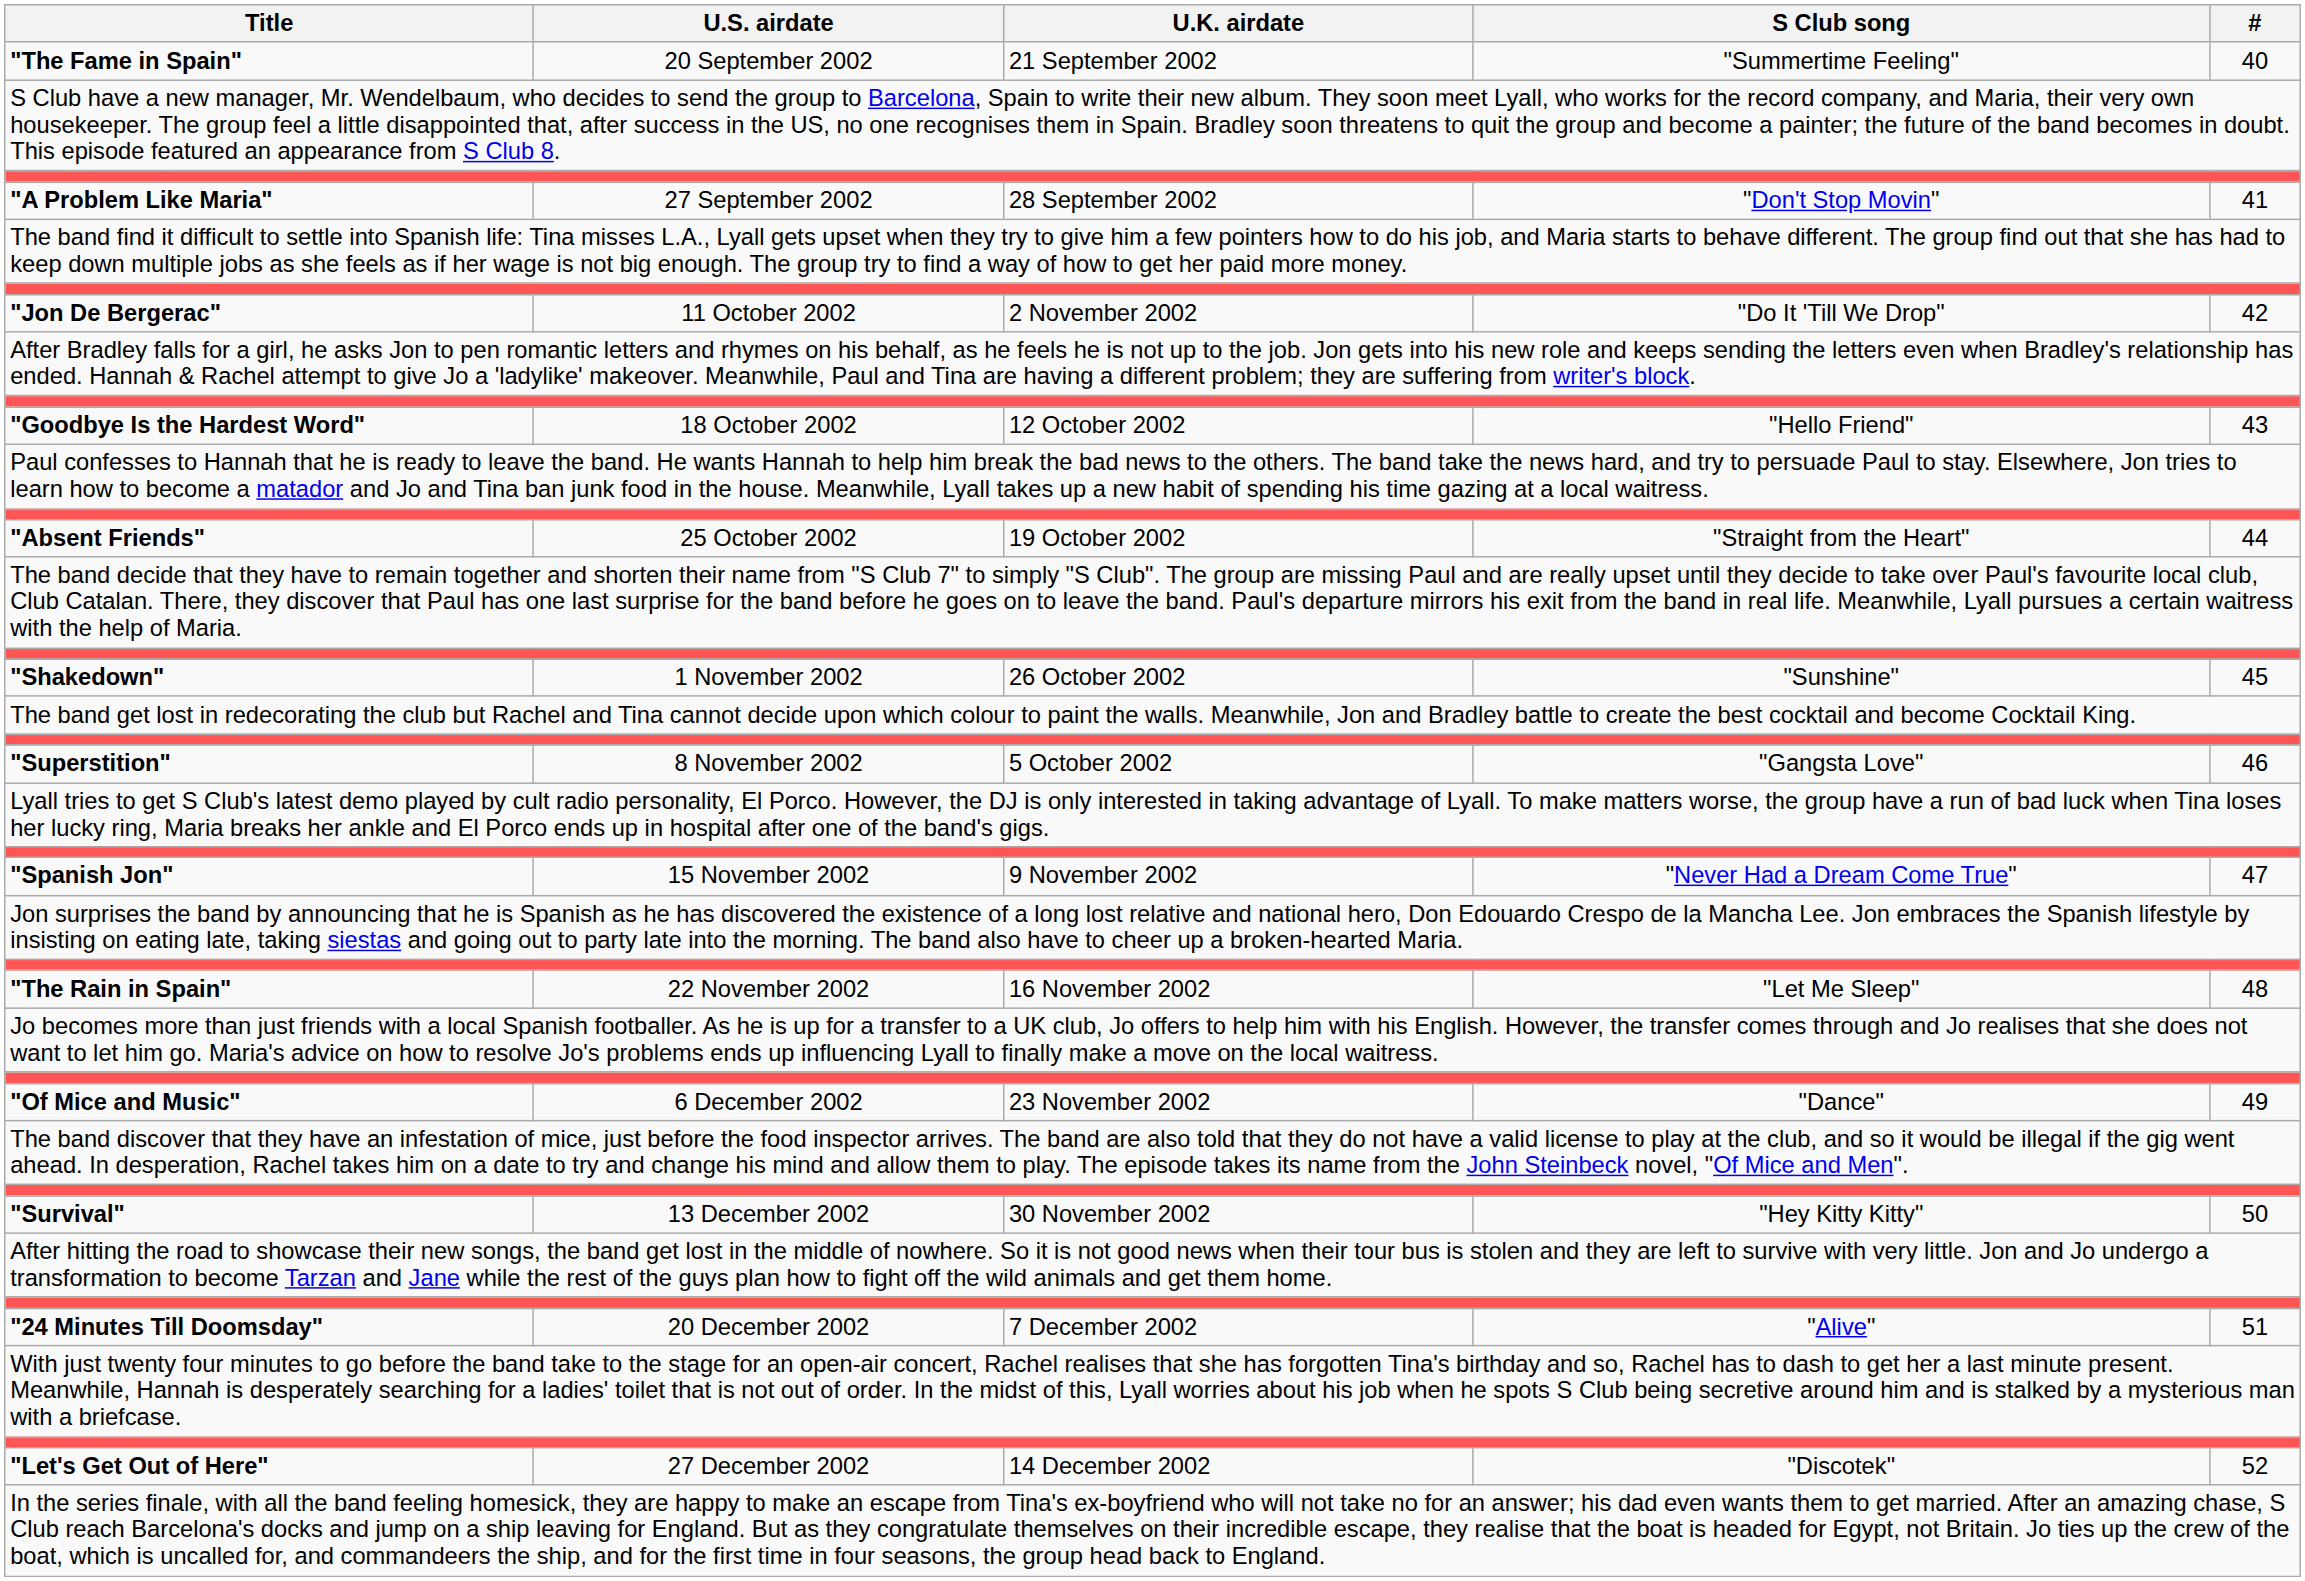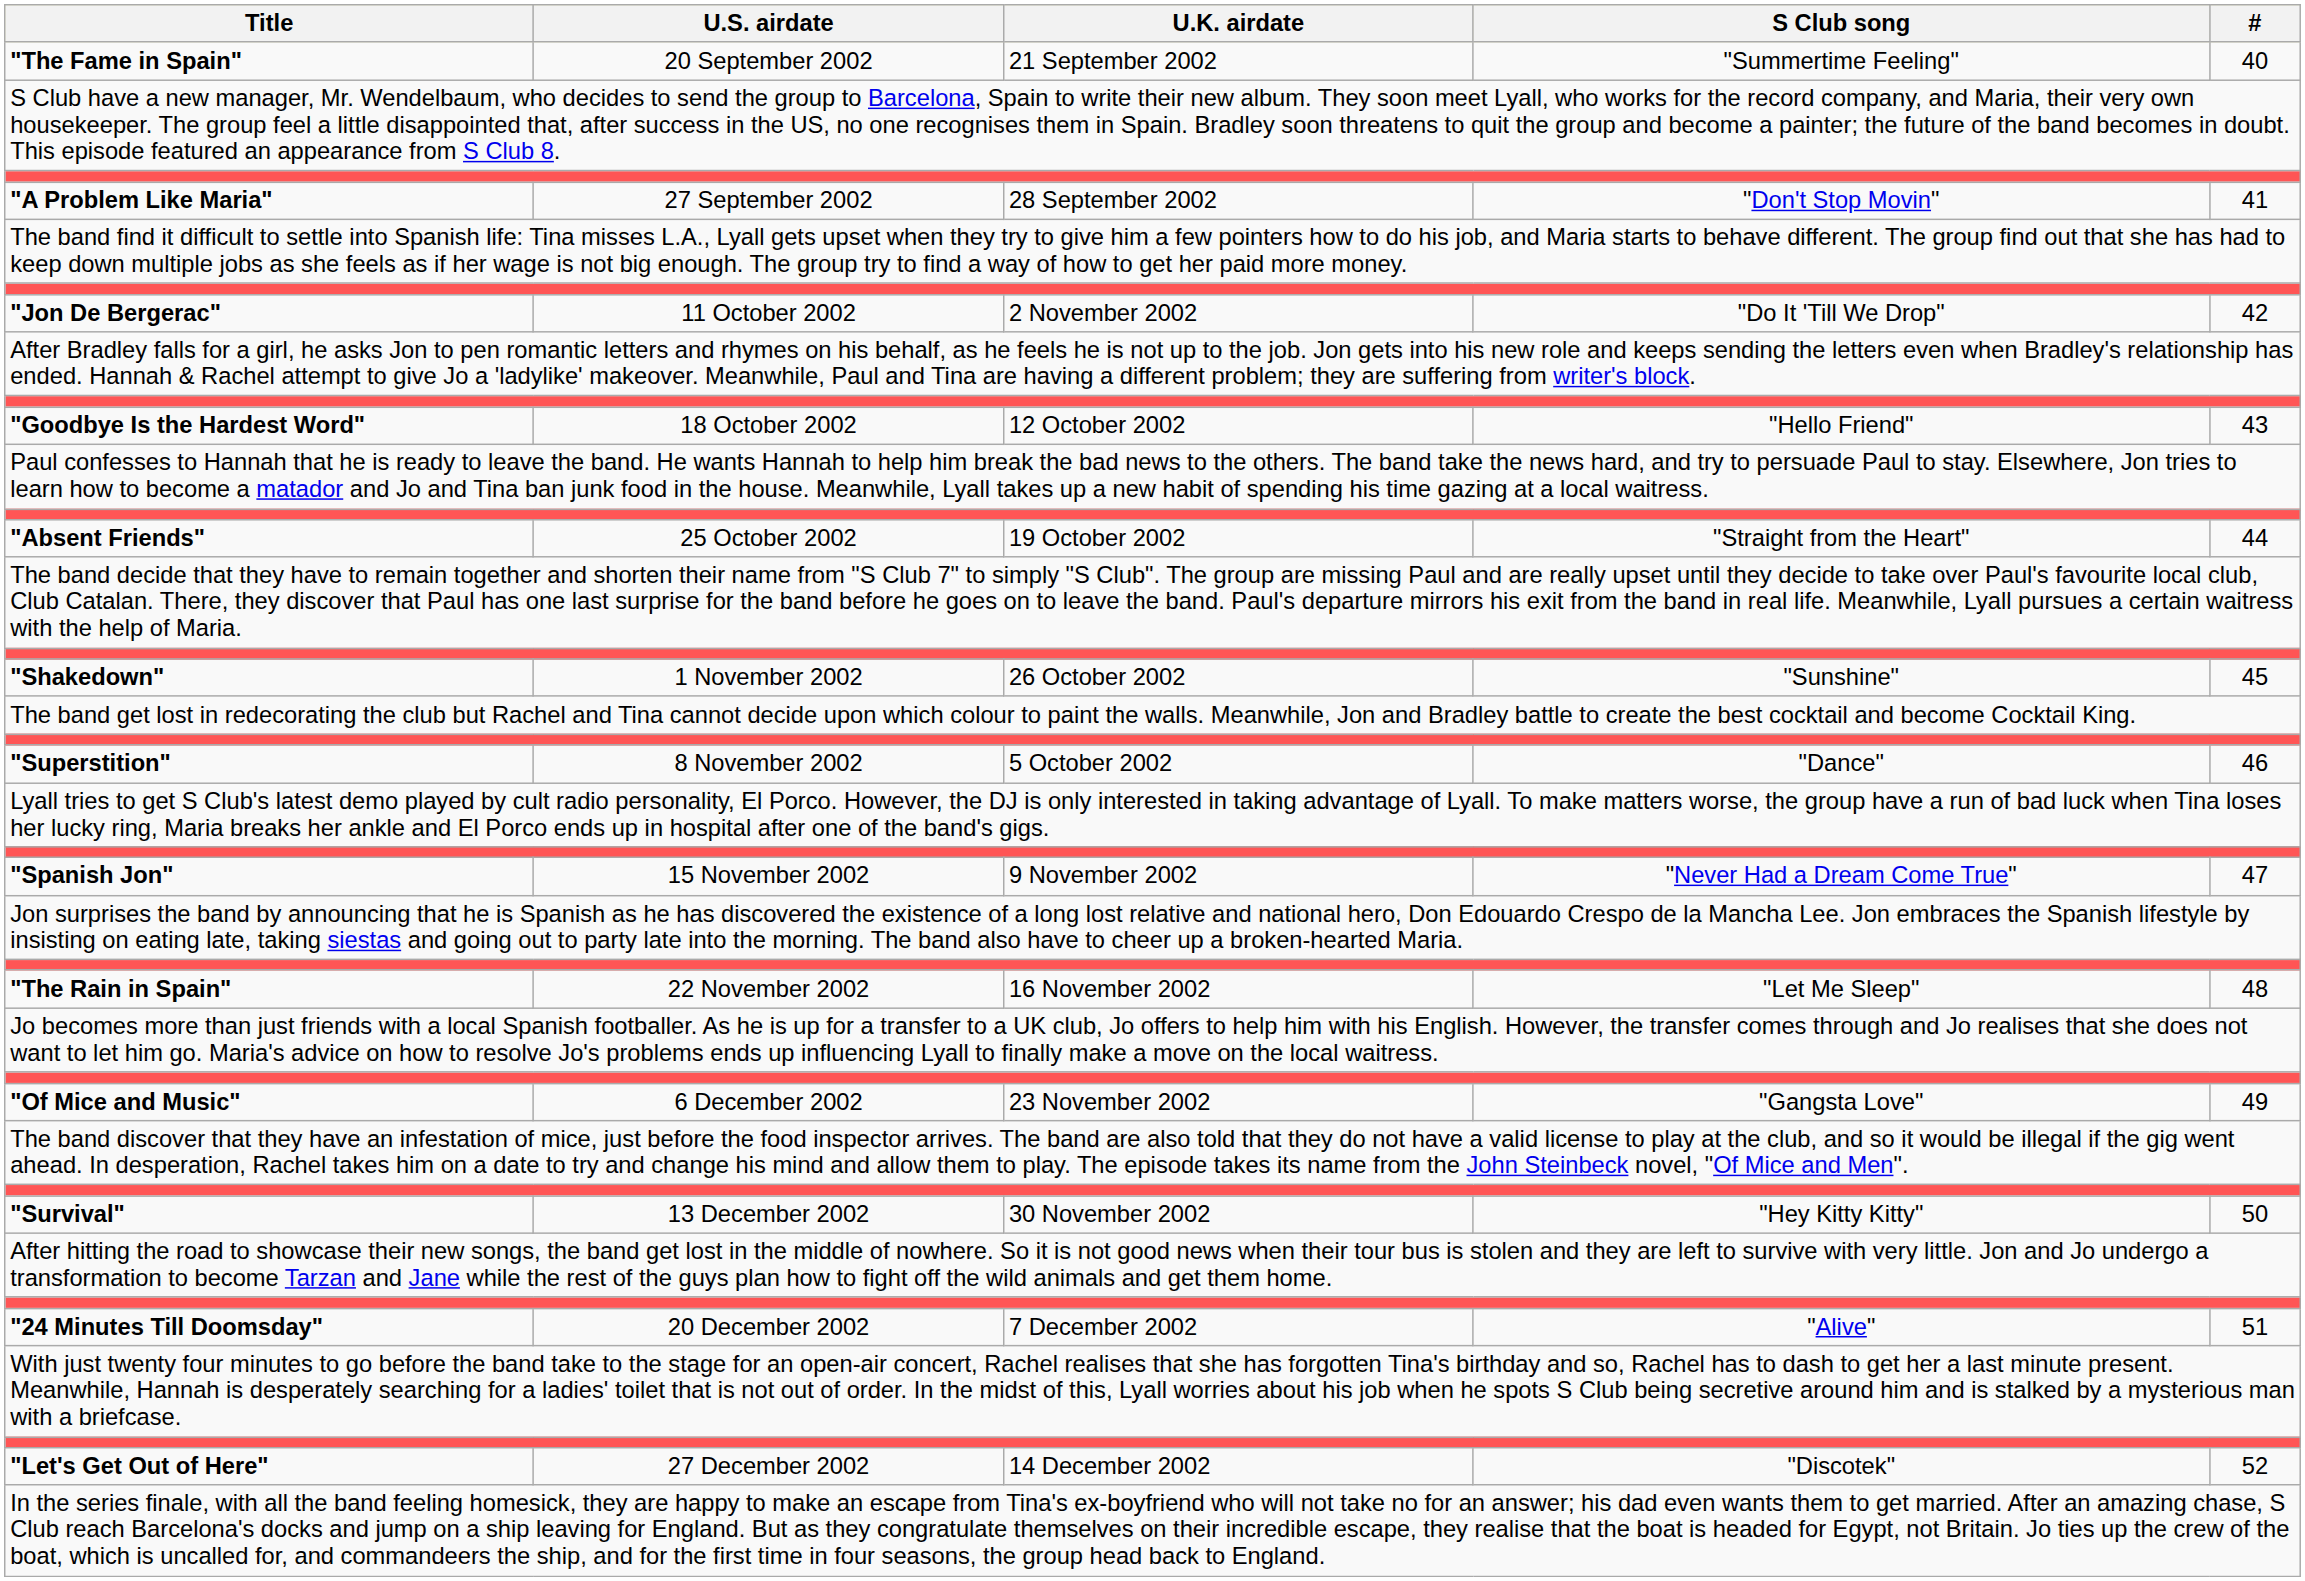(1841, 763) "Gangsta Love" -> (1841, 763) "Dance"
(1841, 1101) "Dance" -> (1841, 1101) "Gangsta Love"
